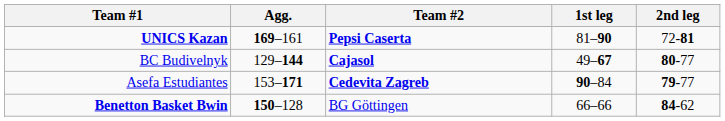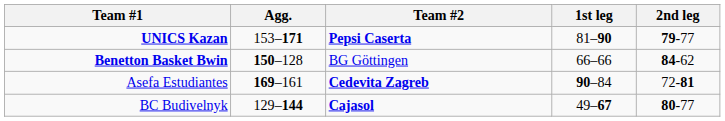(278, 37) 169–161 -> (278, 37) 153–171
(678, 37) 72-81 -> (678, 37) 79-77
rows swapped: (184, 60) <-> (161, 104)
(278, 82) 153–171 -> (278, 82) 169–161
(678, 82) 79-77 -> (678, 82) 72-81
